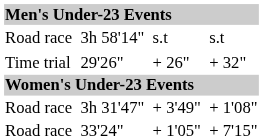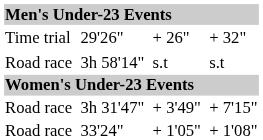rows swapped: (112, 37) <-> (102, 62)
(233, 108) + 1'08" -> (233, 108) + 7'15"
(233, 130) + 7'15" -> (233, 130) + 1'08"
